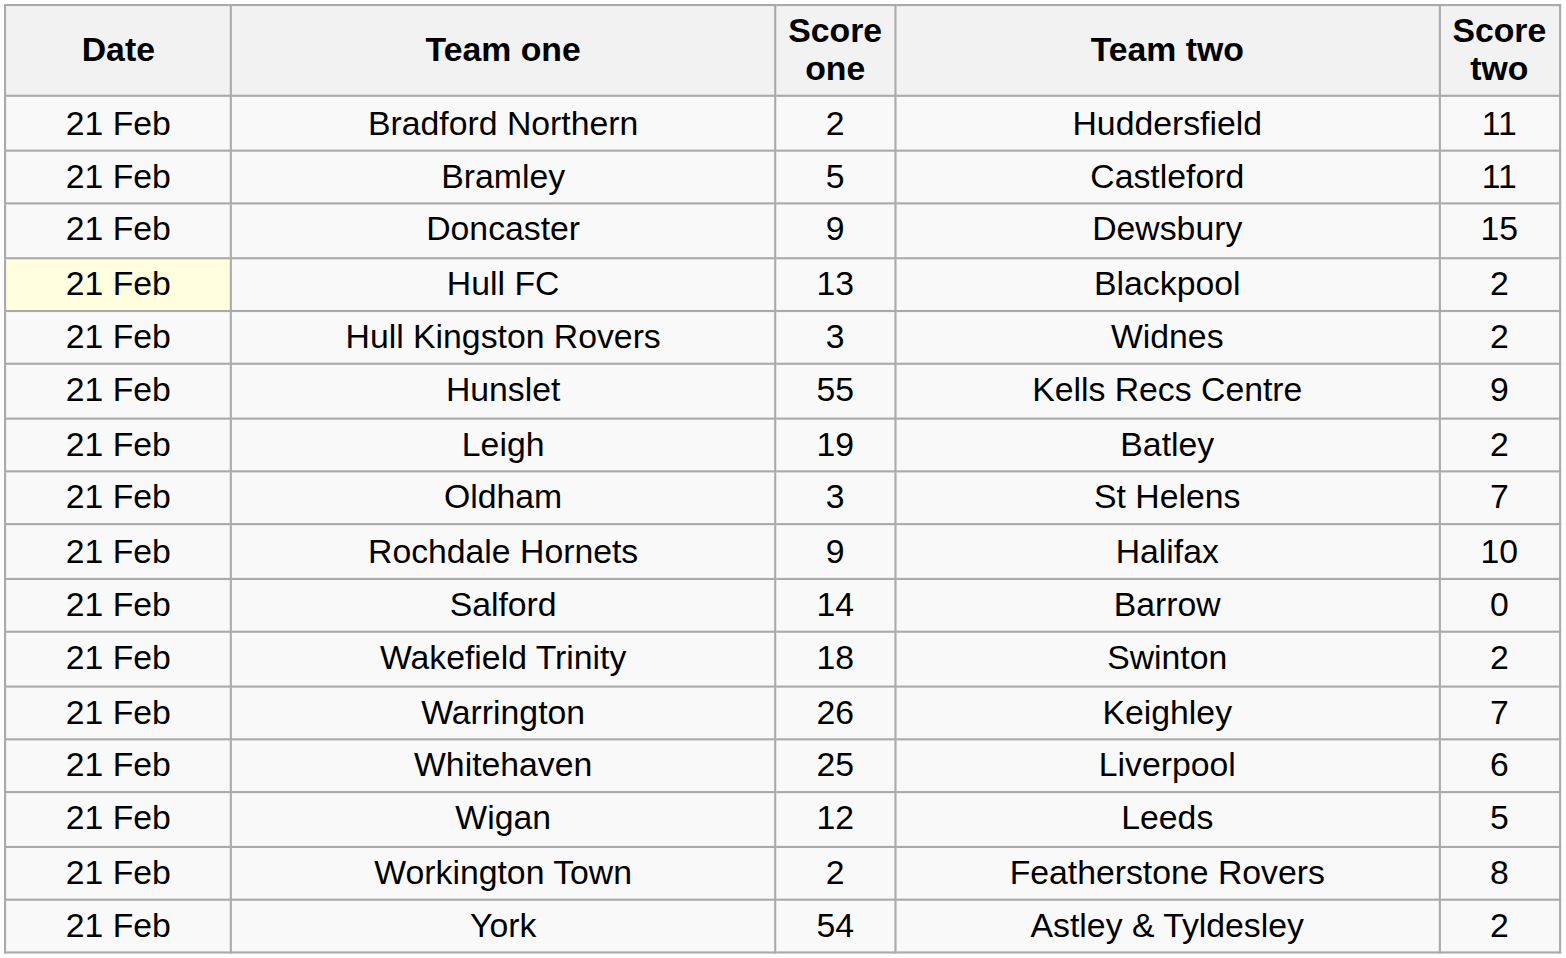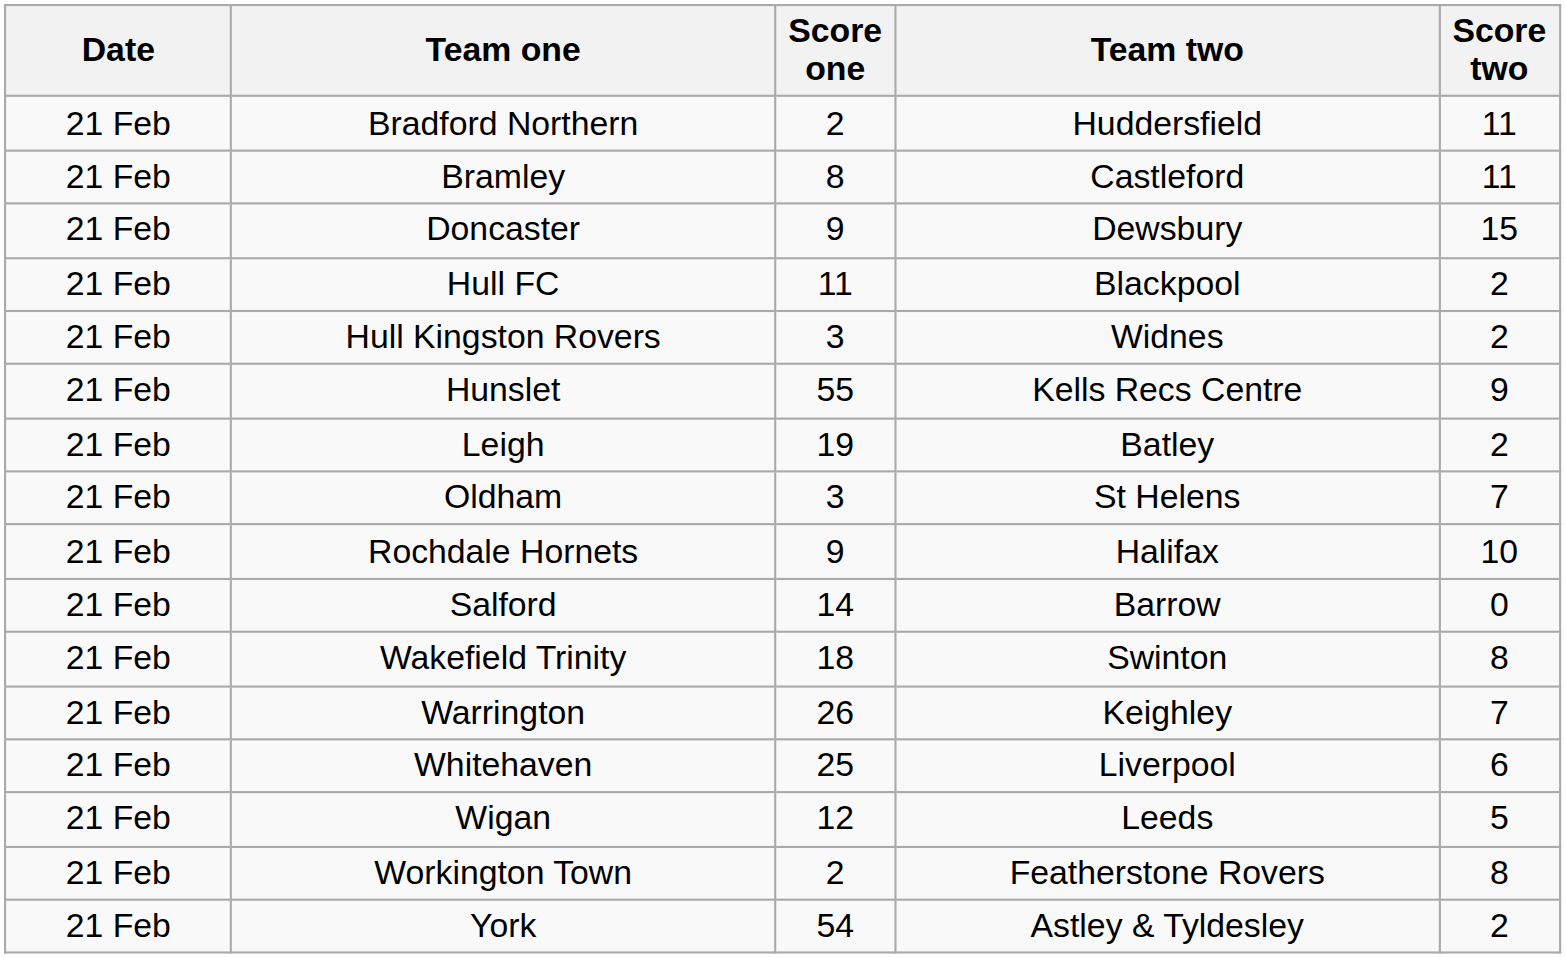(835, 176) 5 -> (835, 176) 8
(118, 283) lightyellow background -> (118, 283) no background
(835, 283) 13 -> (835, 283) 11
(1499, 658) 2 -> (1499, 658) 8
